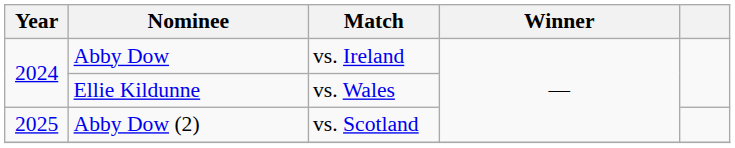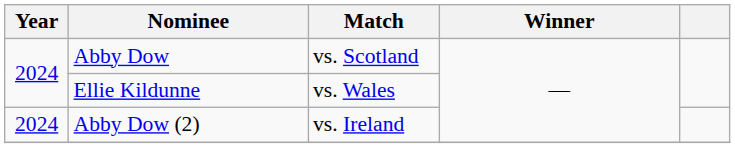(359, 55) vs. Ireland -> (366, 55) vs. Scotland
(37, 124) 2025 -> (37, 124) 2024
(366, 124) vs. Scotland -> (359, 124) vs. Ireland
